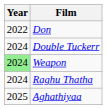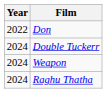(17, 63) lightgreen background -> (17, 63) no background
- row: (57, 96)
